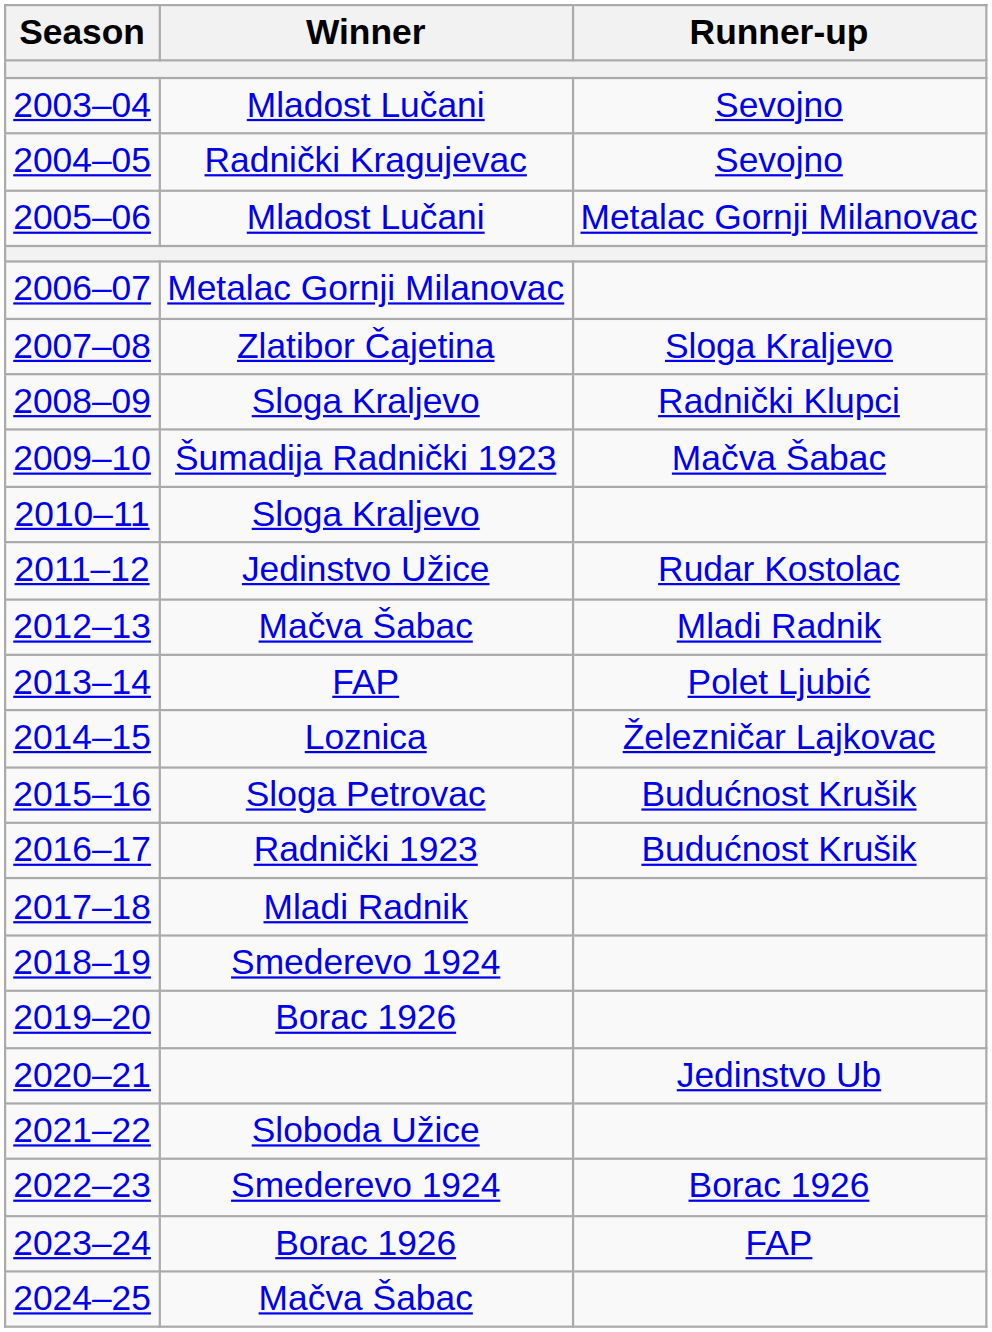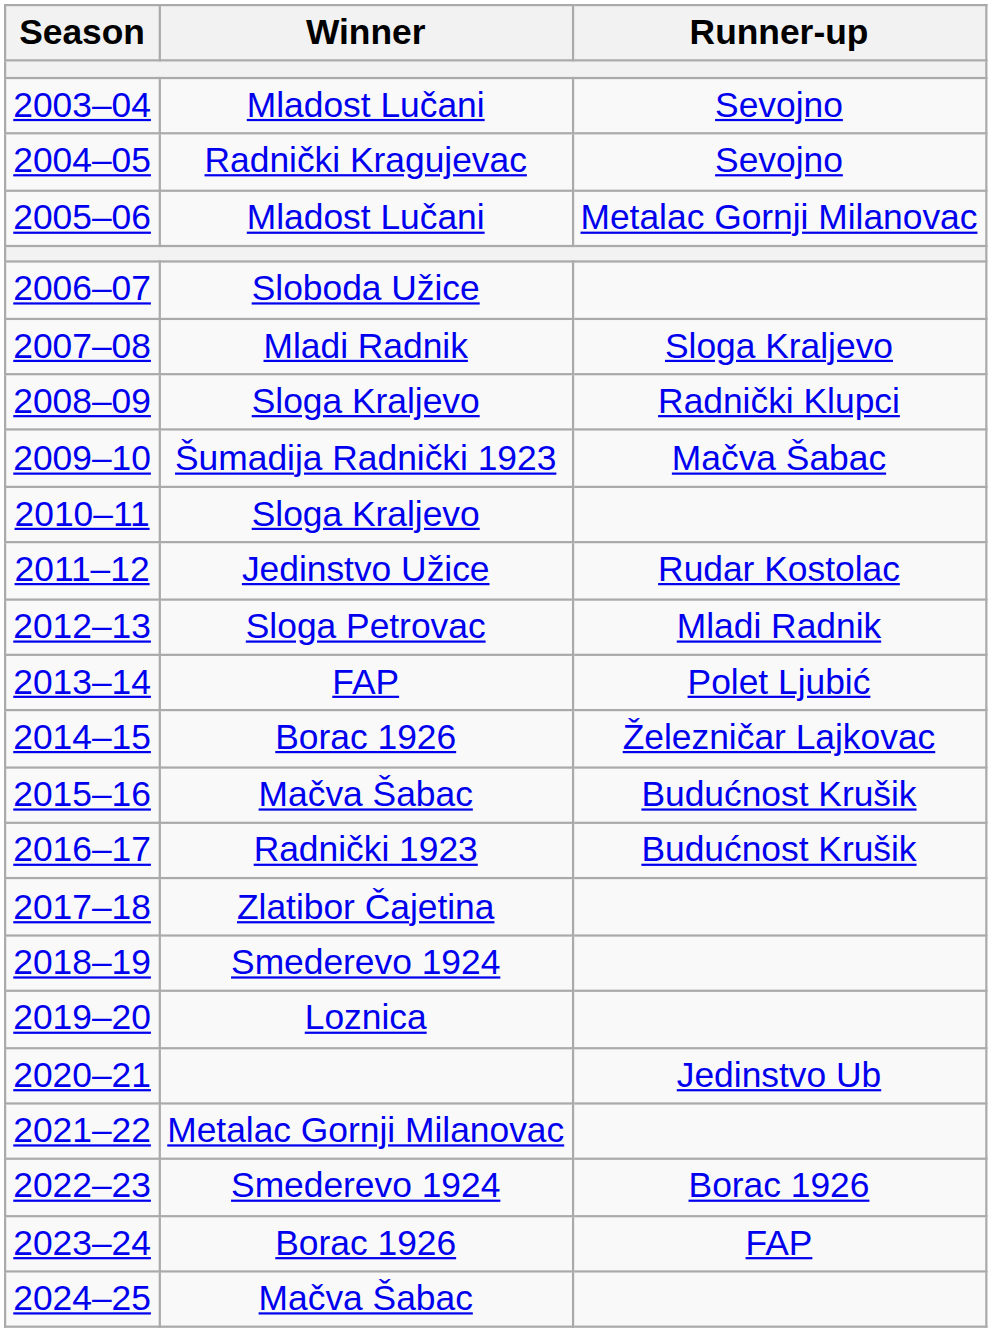(366, 289) Metalac Gornji Milanovac -> (366, 289) Sloboda Užice
(366, 345) Zlatibor Čajetina -> (366, 345) Mladi Radnik
(366, 625) Mačva Šabac -> (366, 625) Sloga Petrovac
(366, 738) Loznica -> (366, 738) Borac 1926
(366, 794) Sloga Petrovac -> (366, 794) Mačva Šabac
(366, 906) Mladi Radnik -> (366, 906) Zlatibor Čajetina
(366, 1018) Borac 1926 -> (366, 1018) Loznica
(366, 1130) Sloboda Užice -> (366, 1130) Metalac Gornji Milanovac
